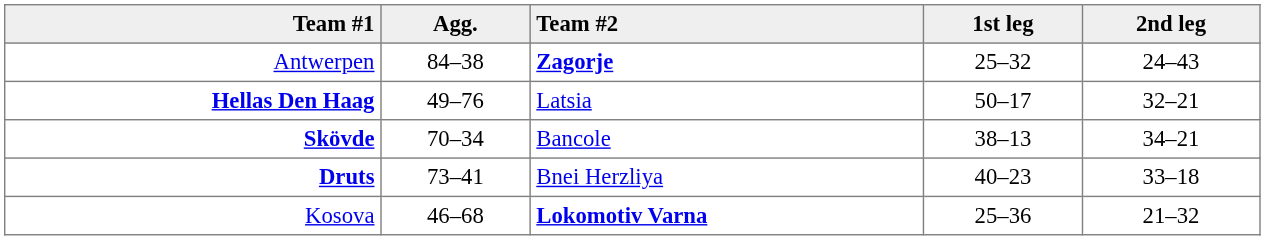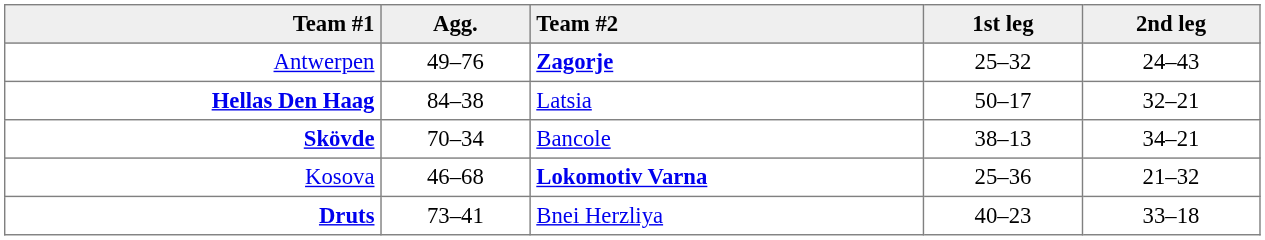(455, 62) 84–38 -> (455, 62) 49–76
(455, 100) 49–76 -> (455, 100) 84–38
rows swapped: (340, 215) <-> (347, 177)
